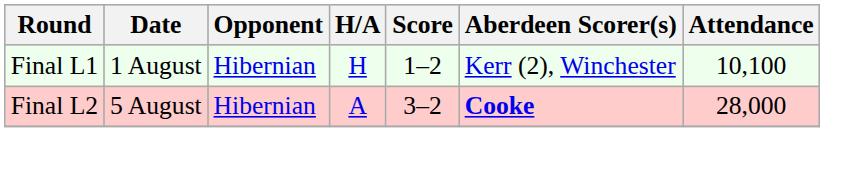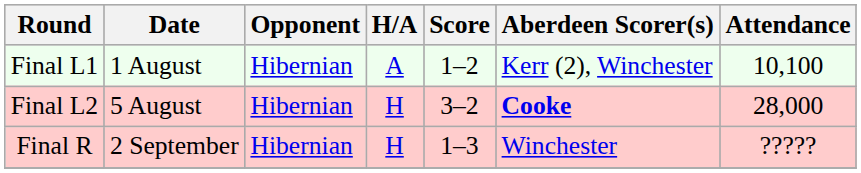(358, 65) H -> (395, 65) A
(358, 106) A -> (395, 106) H
+ row: (54, 146)
